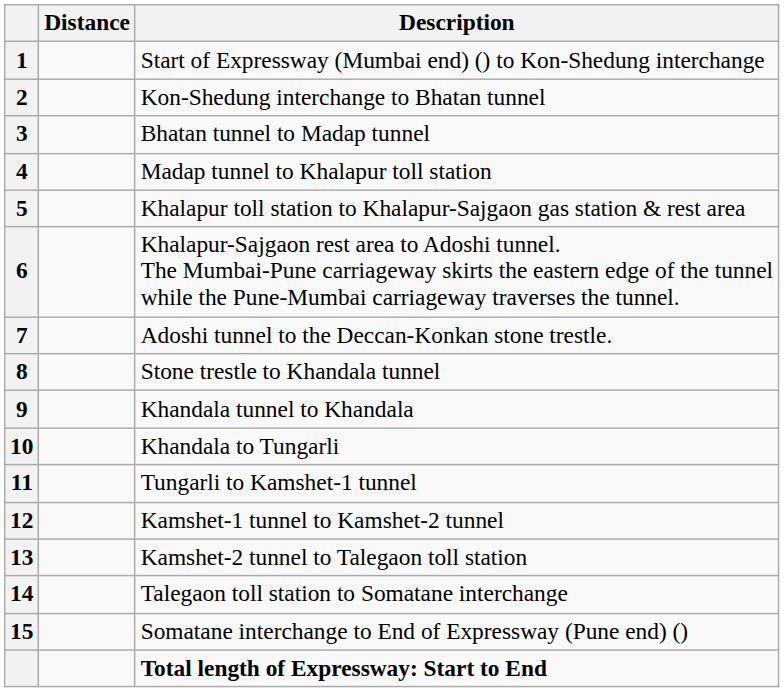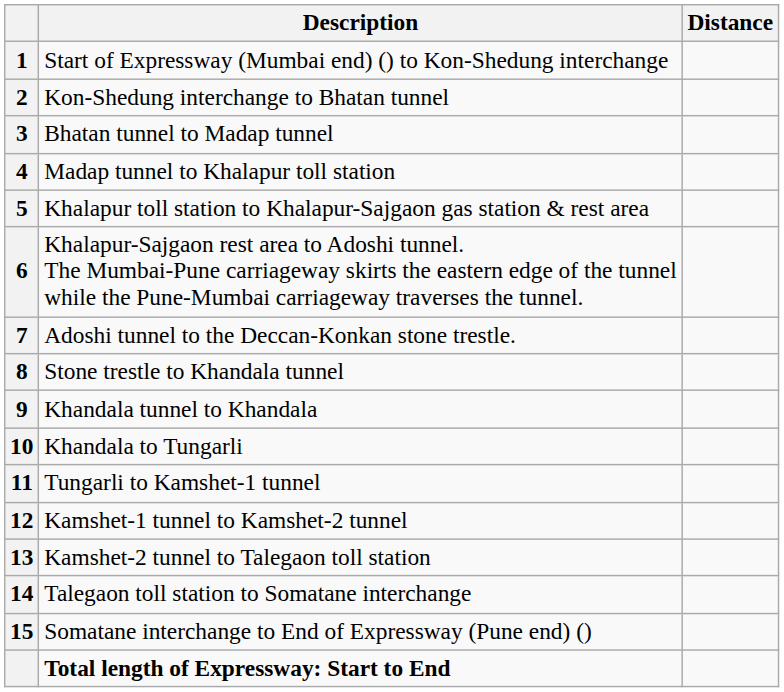columns swapped: (457, 23) <-> (87, 23)
